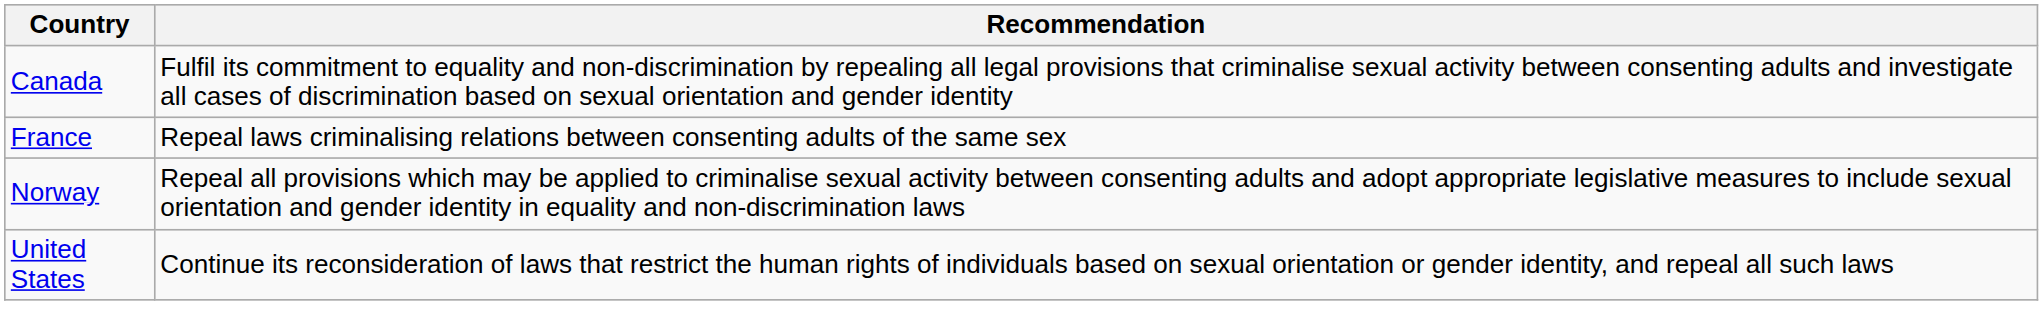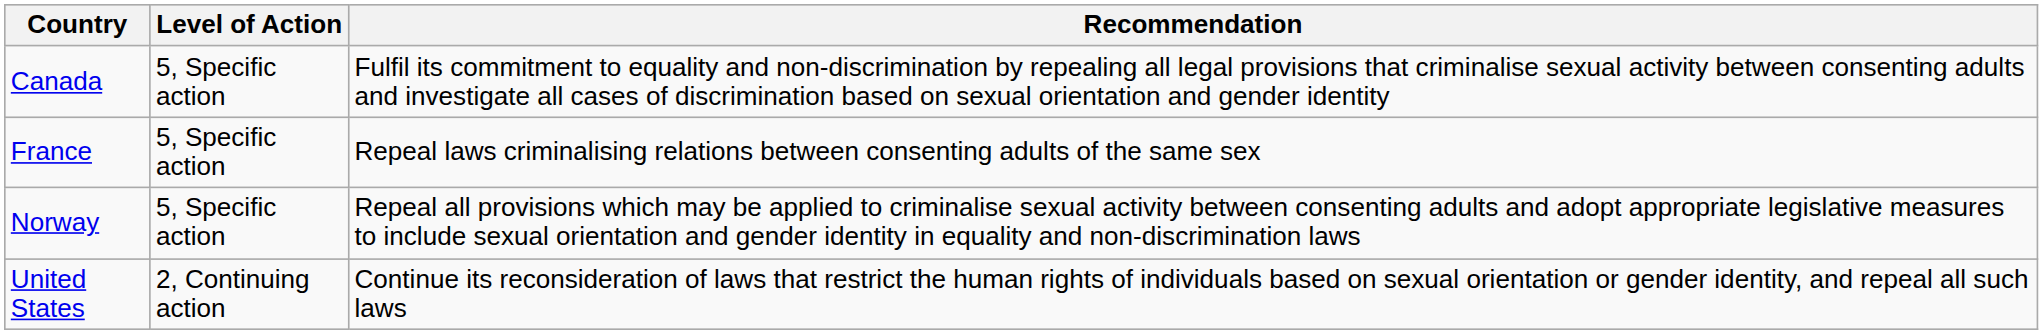+ column: (249, 25)
